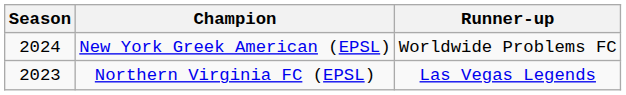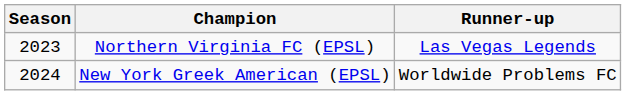rows swapped: (235, 75) <-> (235, 47)
